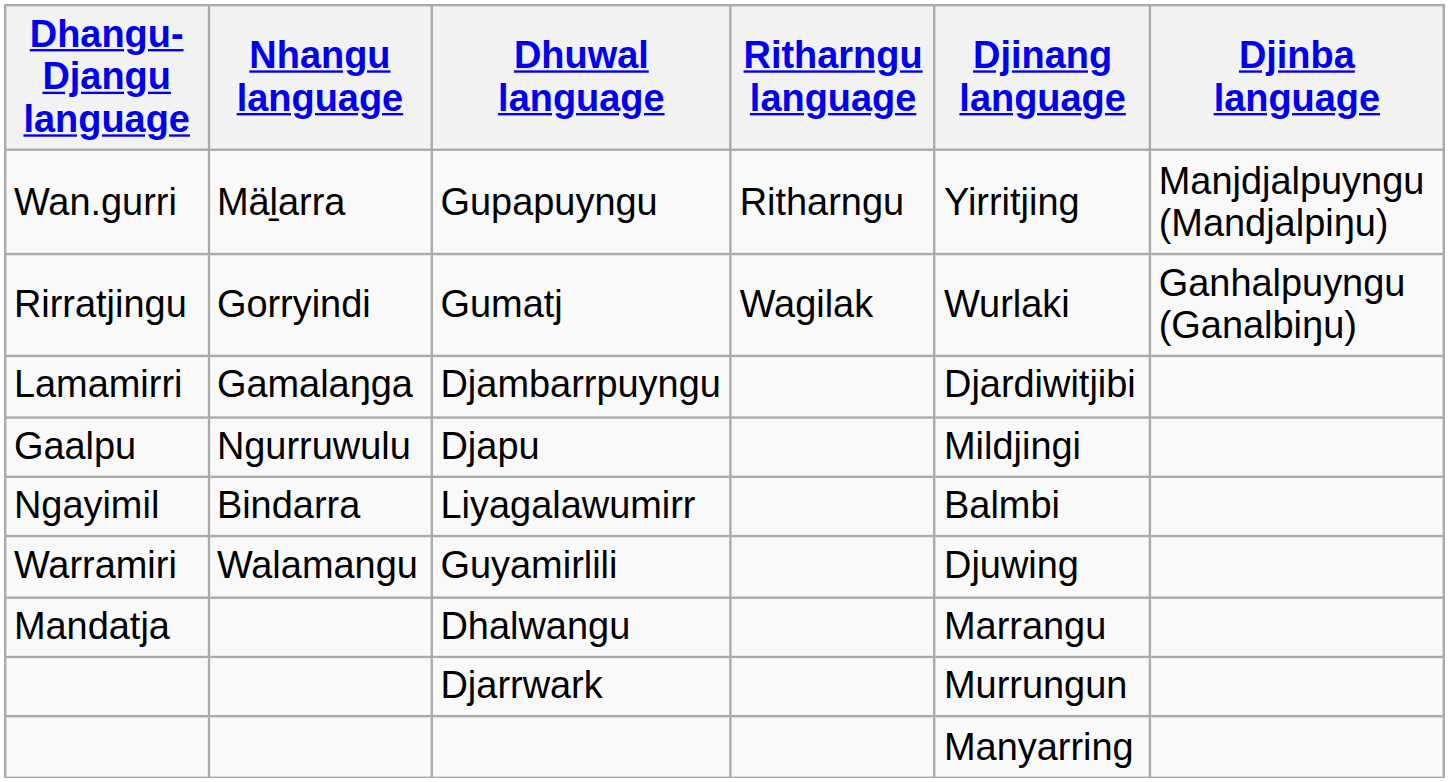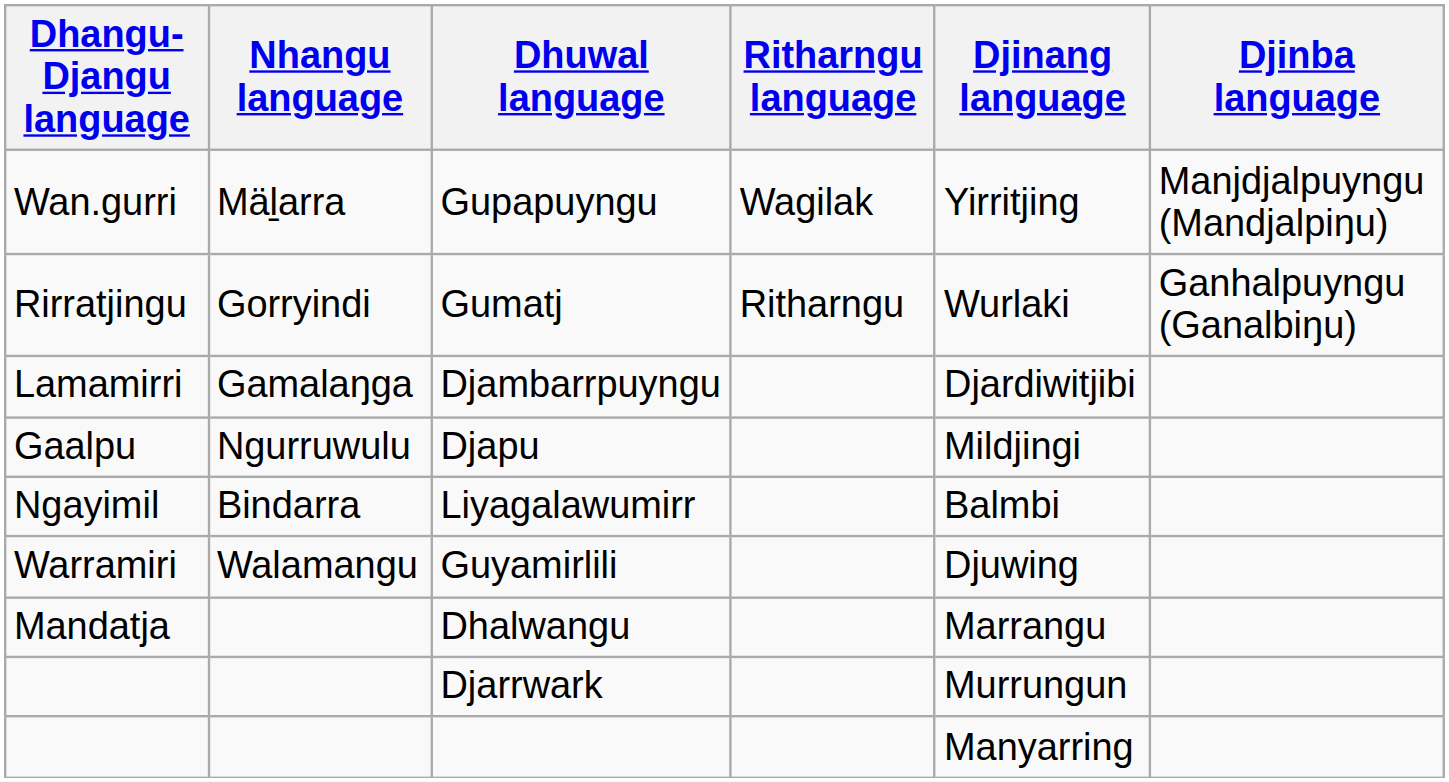(822, 201) Ritharngu -> (806, 201) Wagilak
(806, 304) Wagilak -> (822, 304) Ritharngu
